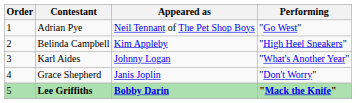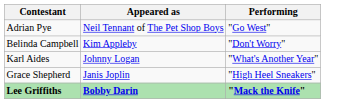- column: (20, 12)
(303, 43) "High Heel Sneakers" -> (257, 43) "Don't Worry"
(288, 75) "Don't Worry" -> (272, 75) "High Heel Sneakers"
